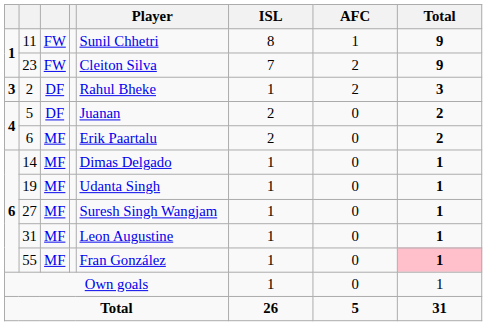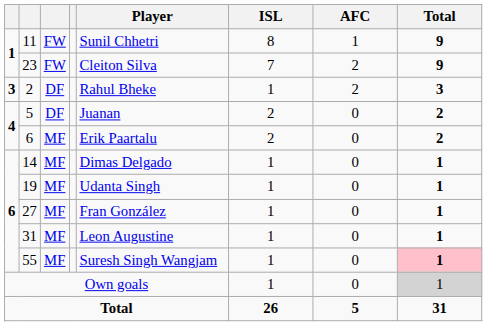(148, 211) Suresh Singh Wangjam -> (123, 211) Fran González
(123, 259) Fran González -> (148, 259) Suresh Singh Wangjam
(440, 284) no background -> (440, 284) lightgrey background
